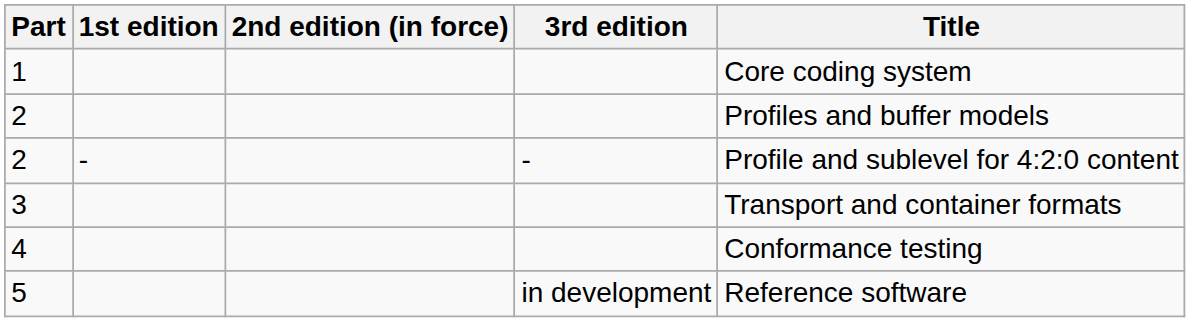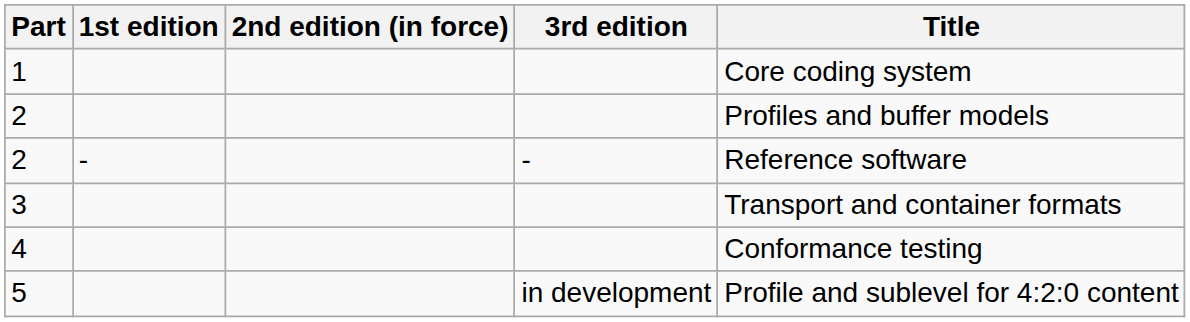(951, 159) Profile and sublevel for 4:2:0 content -> (846, 159) Reference software
(846, 293) Reference software -> (951, 293) Profile and sublevel for 4:2:0 content
